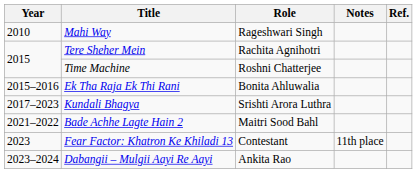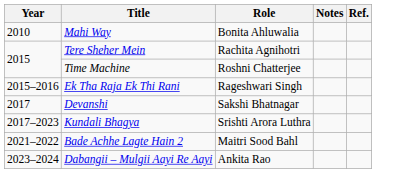(280, 31) Rageshwari Singh -> (258, 31) Bonita Ahluwalia
(279, 86) Bonita Ahluwalia -> (260, 86) Rageshwari Singh
+ row: (86, 104)
- row: (149, 141)
